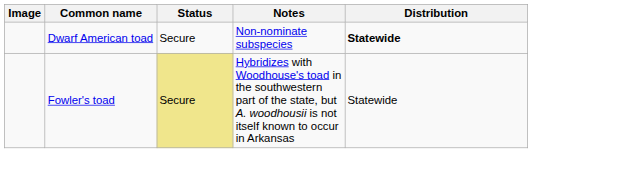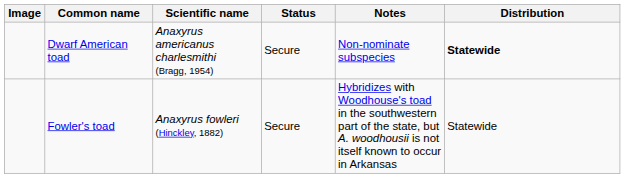+ column: (207, 13)
(177, 100) khaki background -> (282, 126) no background
